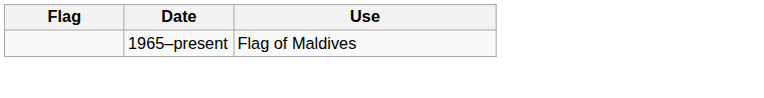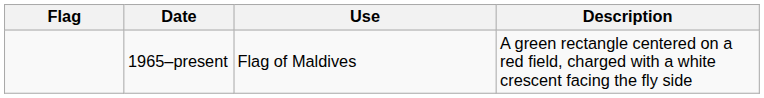+ column: (628, 17)
